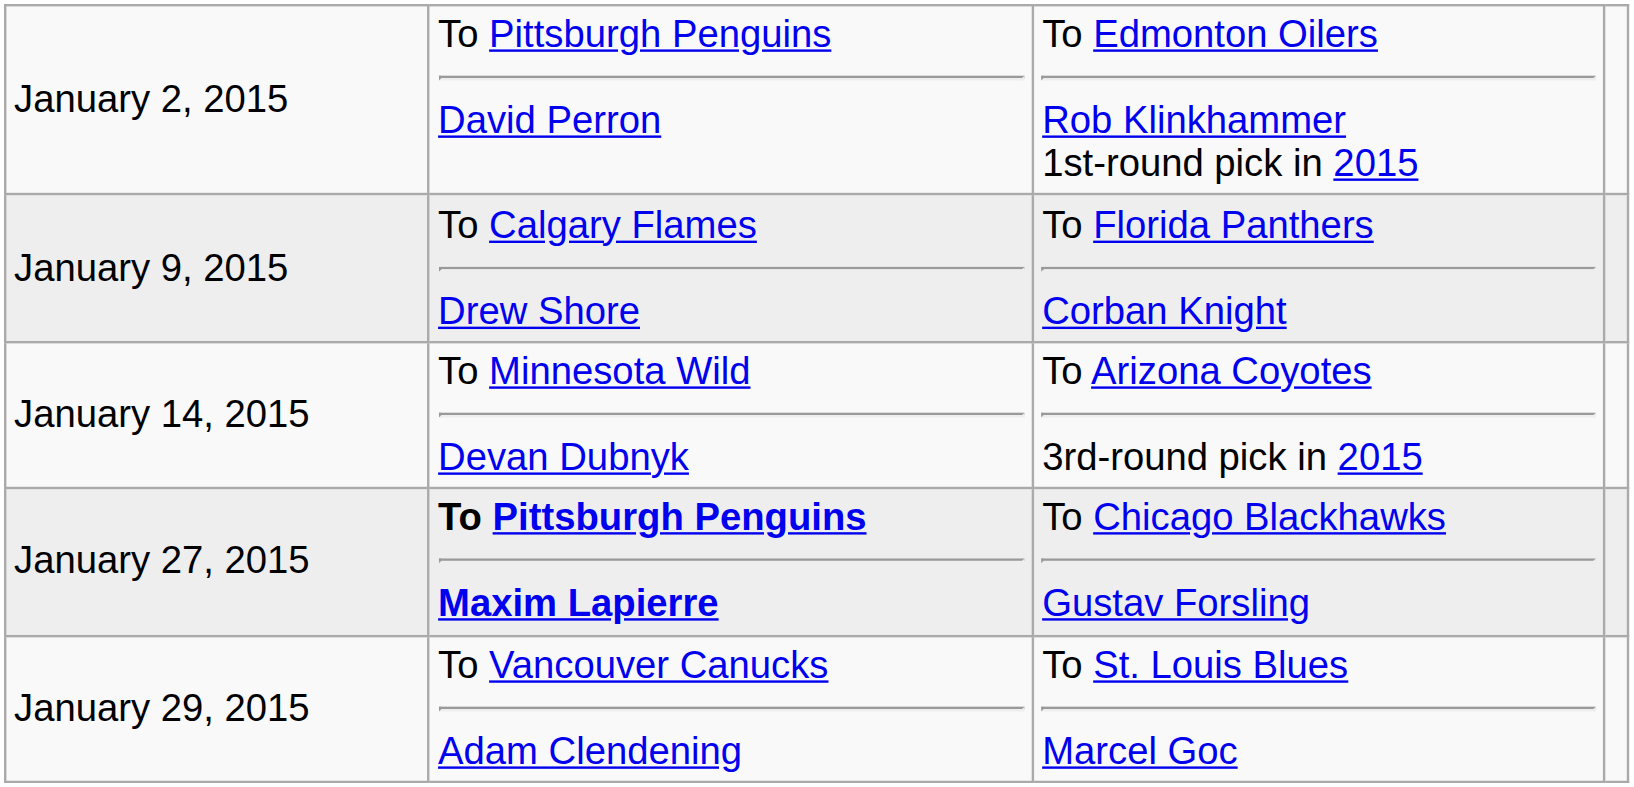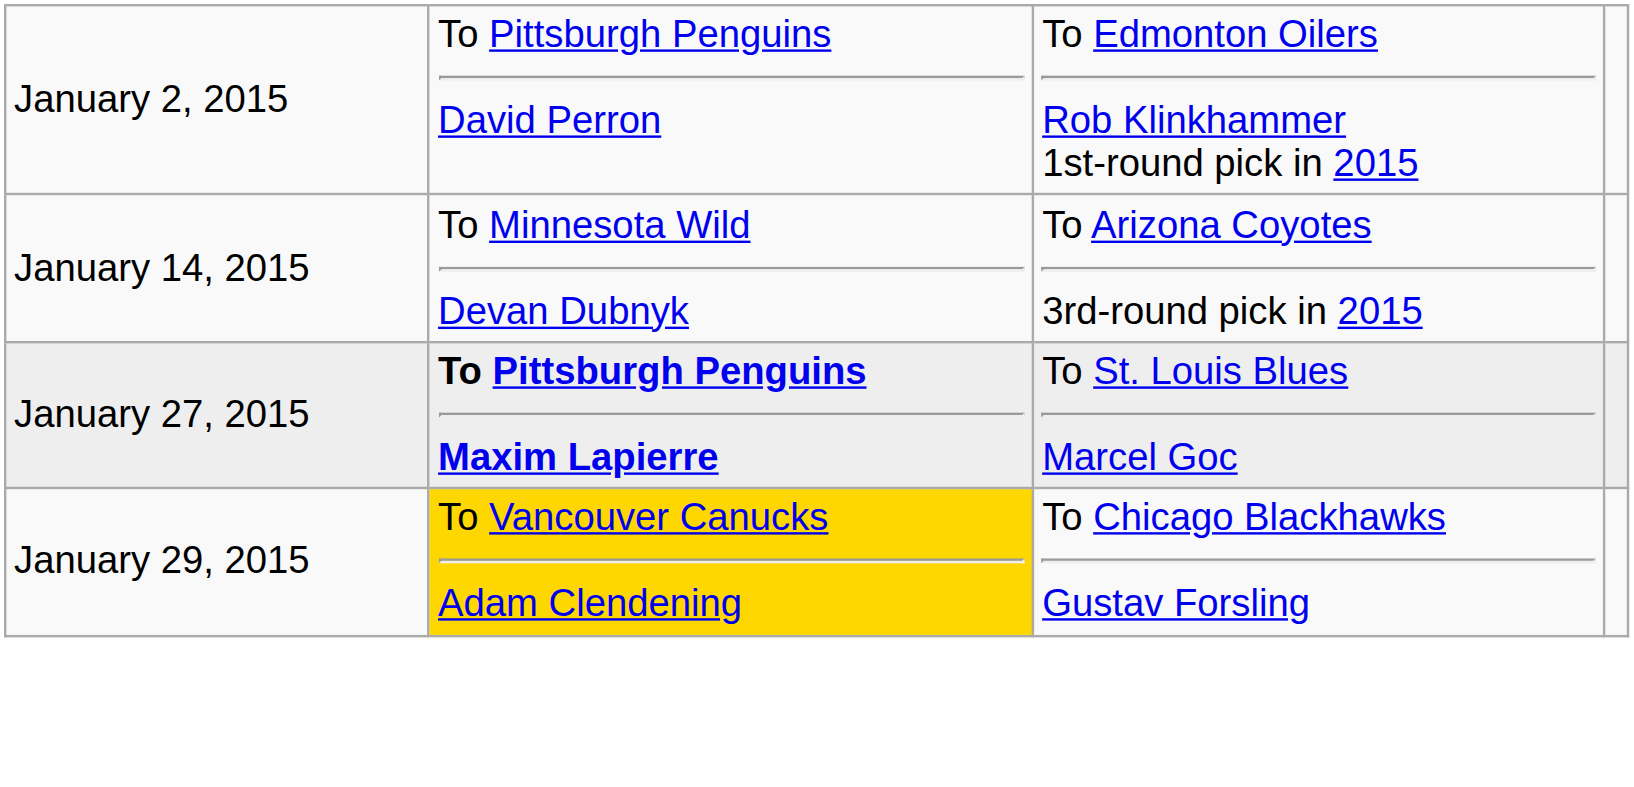- row: (151, 267)
(1319, 560) To Chicago Blackhawks Gustav Forsling -> (1319, 414) To St. Louis Blues Marcel Goc
(731, 707) no background -> (731, 560) gold background
(1319, 707) To St. Louis Blues Marcel Goc -> (1319, 560) To Chicago Blackhawks Gustav Forsling
